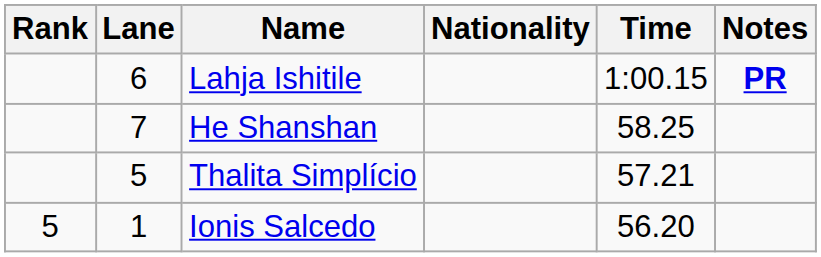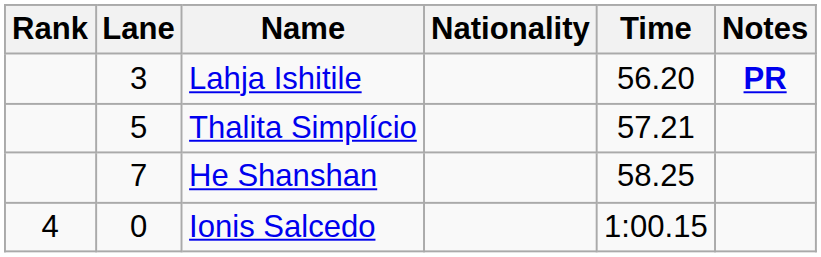(139, 78) 6 -> (139, 78) 3
(656, 78) 1:00.15 -> (656, 78) 56.20
rows swapped: (303, 176) <-> (283, 127)
(50, 226) 5 -> (50, 226) 4
(139, 226) 1 -> (139, 226) 0
(656, 226) 56.20 -> (656, 226) 1:00.15
